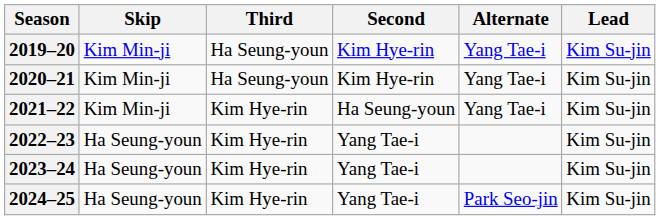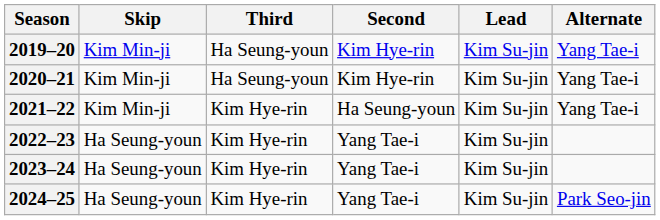columns swapped: (609, 19) <-> (511, 19)
